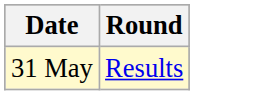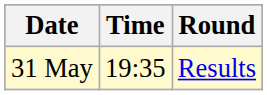+ column: (135, 25)
